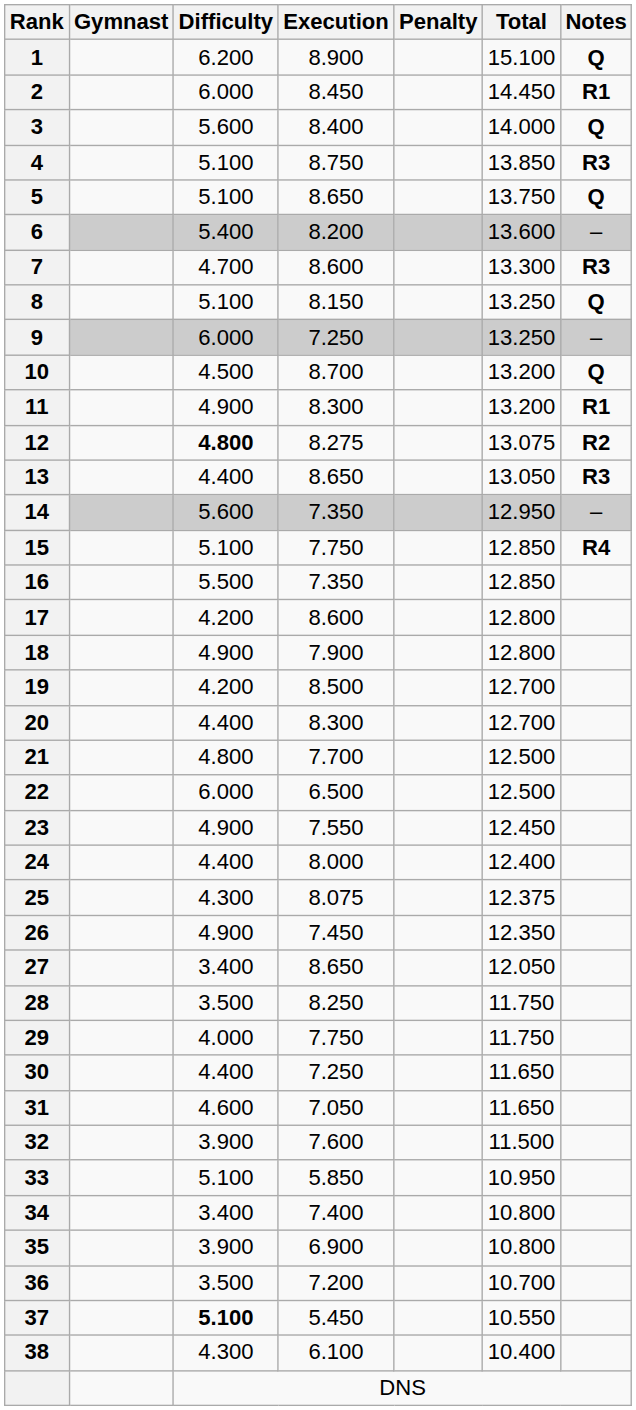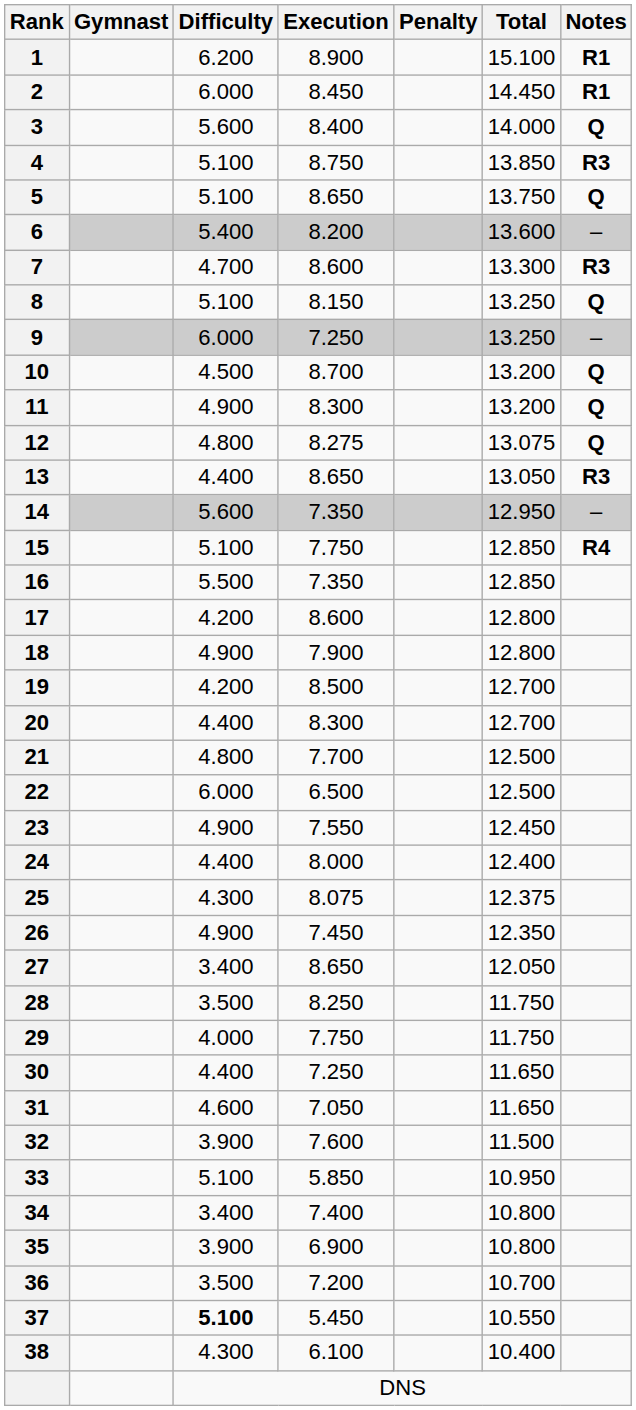(596, 57) Q -> (596, 57) R1
(596, 407) R1 -> (596, 407) Q
(226, 442) bold -> (226, 442) normal
(596, 442) R2 -> (596, 442) Q
